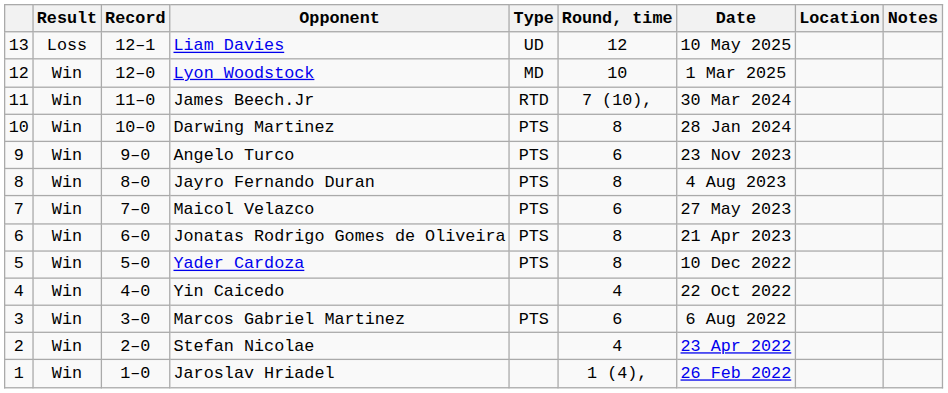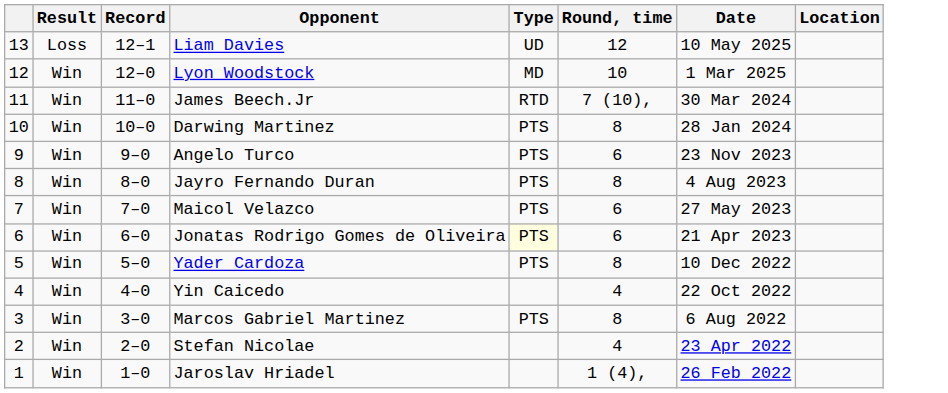- column: (913, 18)
(534, 237) no background -> (534, 237) lightyellow background
(617, 237) 8 -> (617, 237) 6
(617, 319) 6 -> (617, 319) 8
